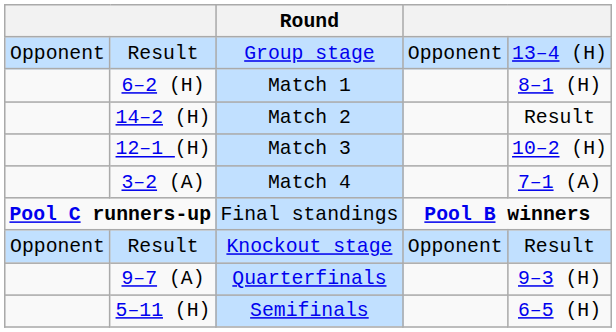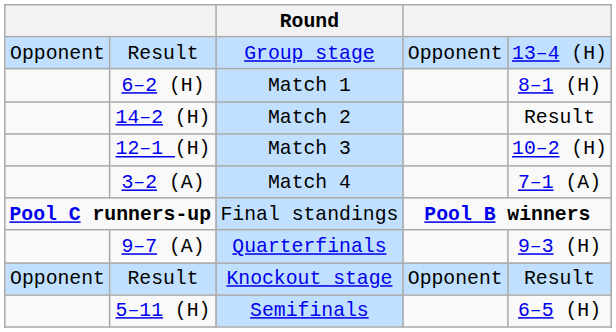rows swapped: (309, 246) <-> (309, 279)
